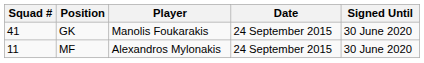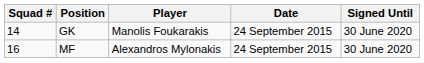(13, 31) 41 -> (13, 31) 14
(13, 49) 11 -> (13, 49) 16
